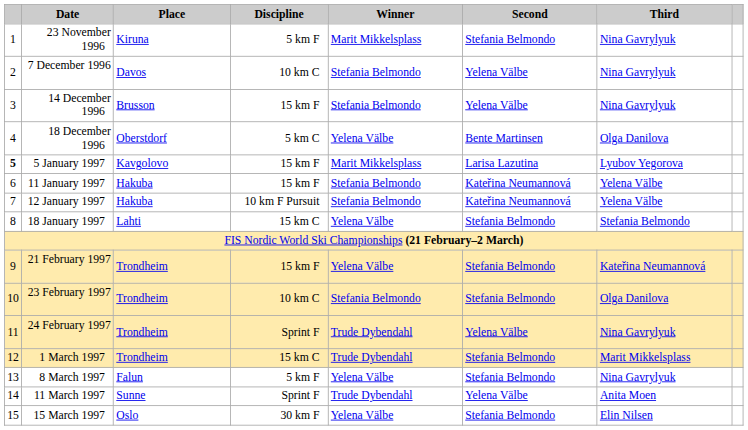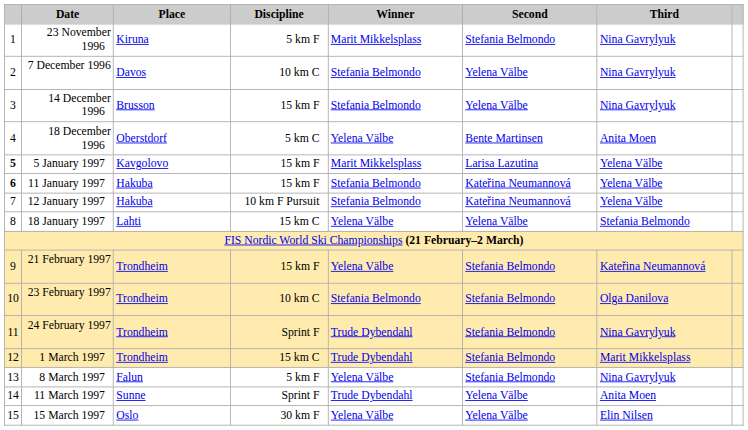(634, 137) Olga Danilova -> (628, 137) Anita Moen
(641, 163) Lyubov Yegorova -> (631, 163) Yelena Välbe
(13, 182) normal -> (13, 182) bold
(510, 221) Stefania Belmondo -> (497, 221) Yelena Välbe
(497, 331) Yelena Välbe -> (510, 331) Stefania Belmondo
(510, 415) Stefania Belmondo -> (497, 415) Yelena Välbe
